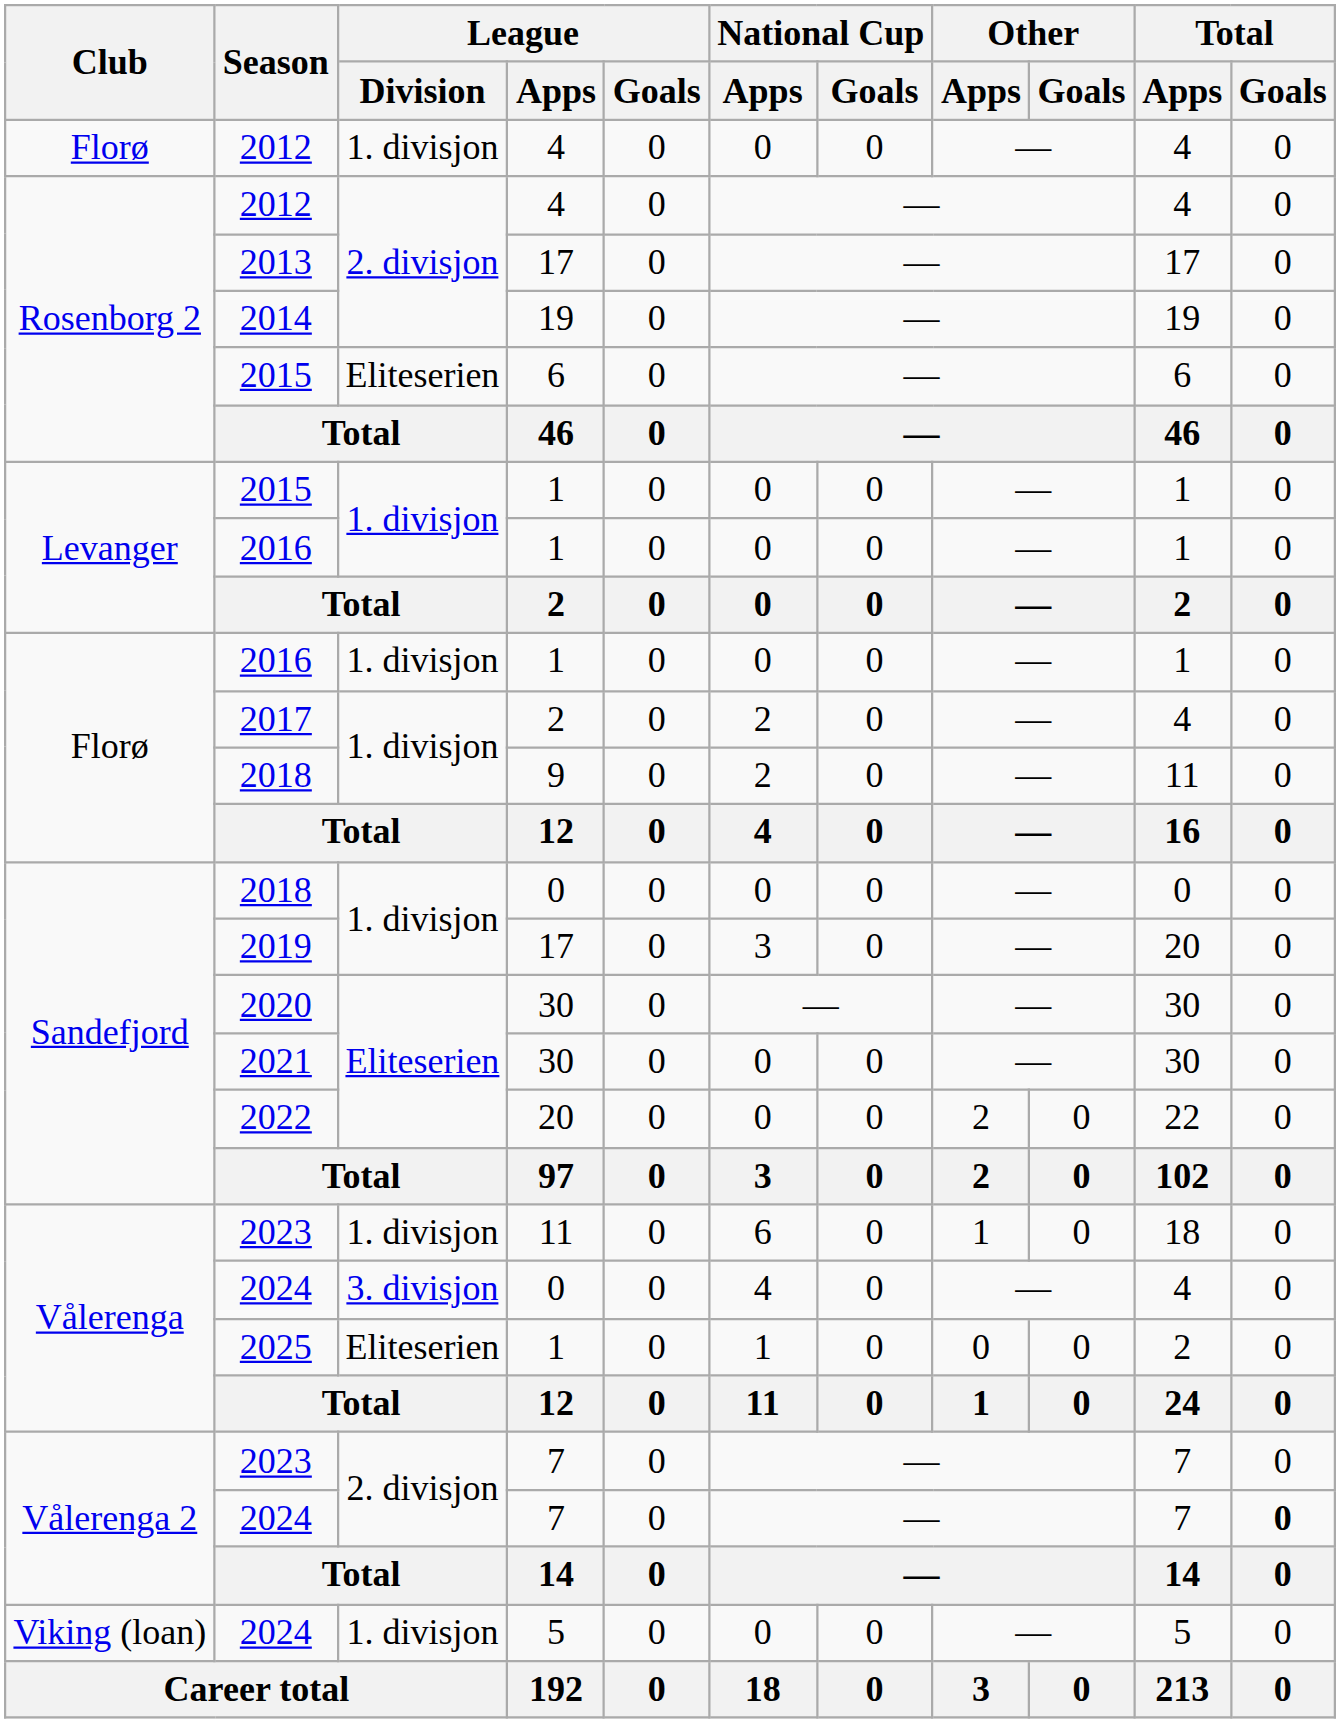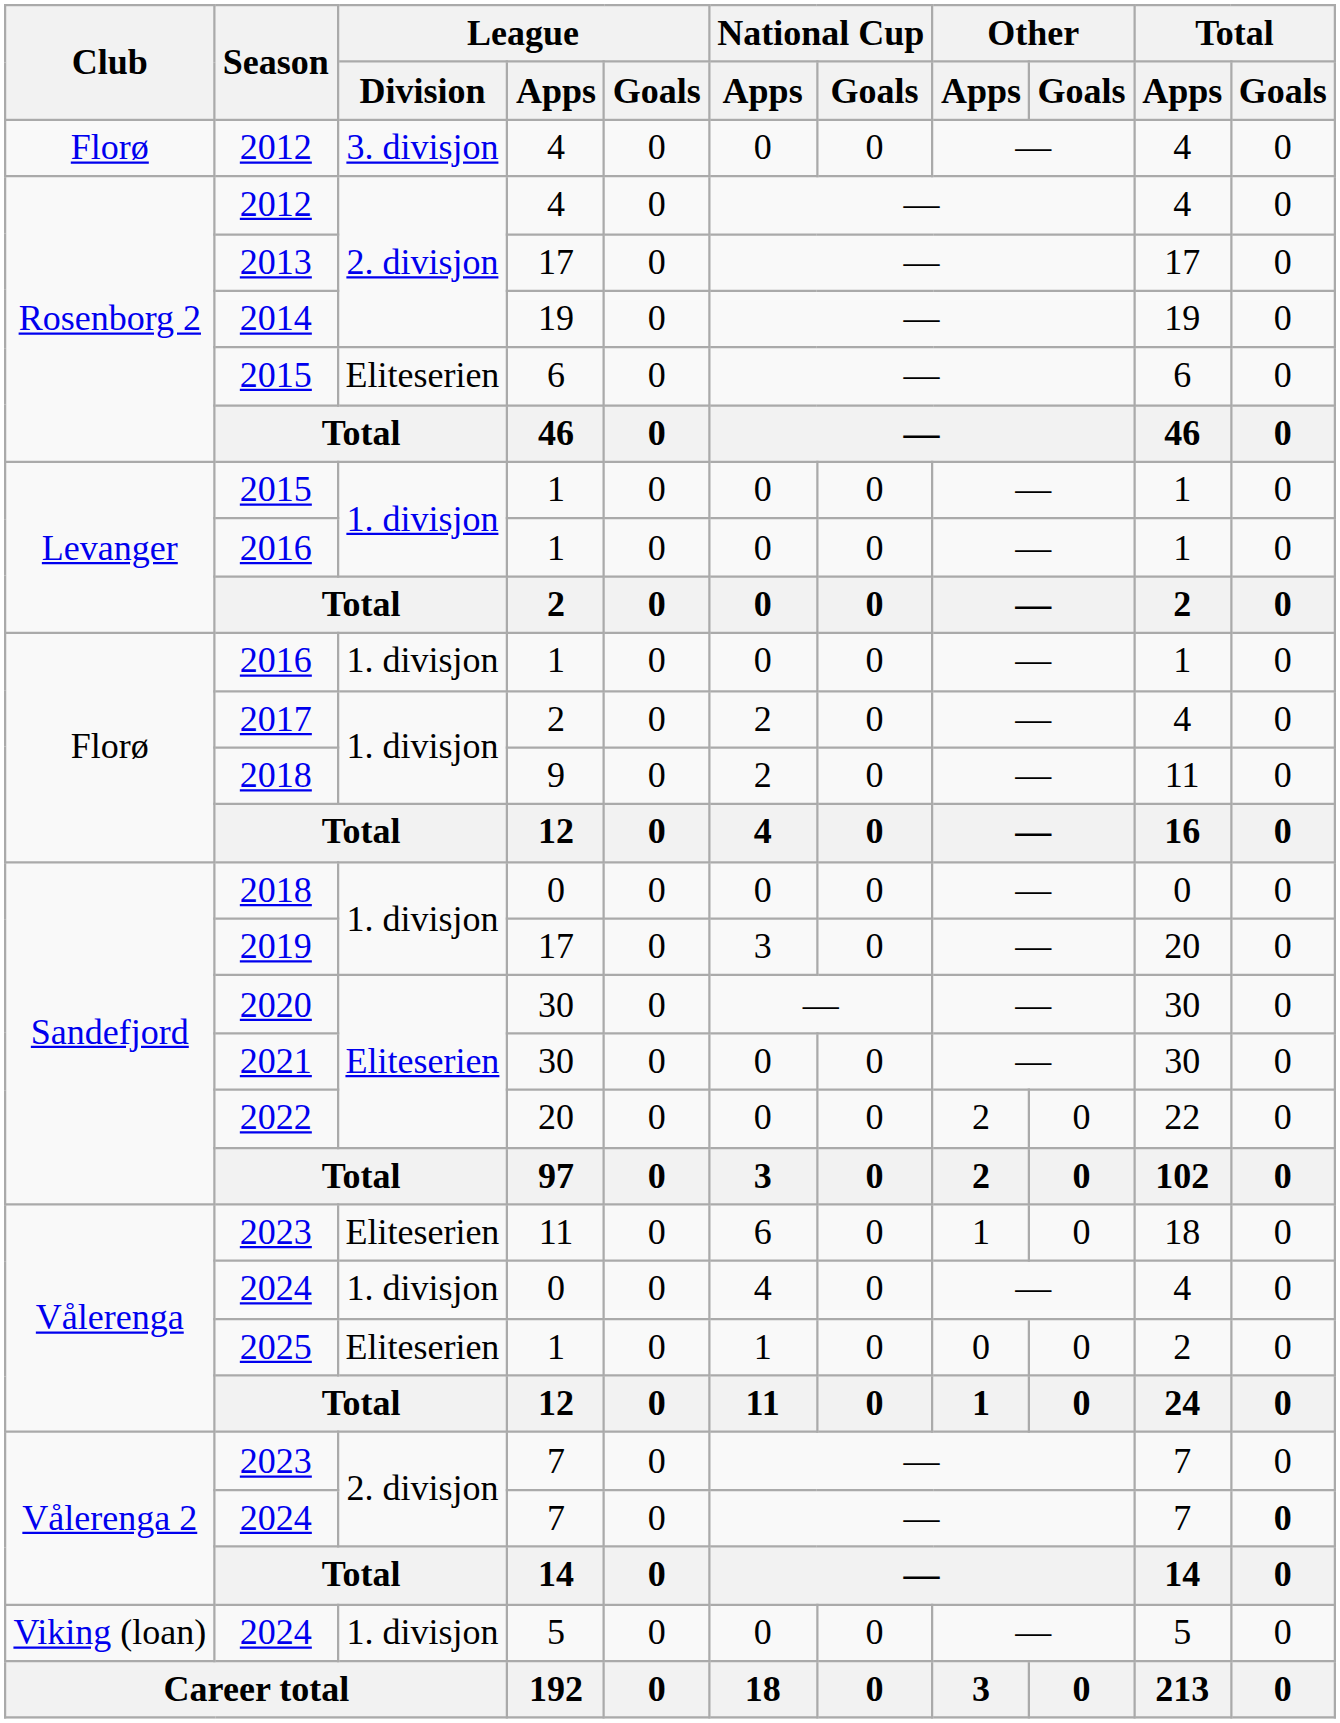(422, 147) 1. divisjon -> (422, 147) 3. divisjon
(422, 1232) 1. divisjon -> (422, 1232) Eliteserien
(422, 1289) 3. divisjon -> (422, 1289) 1. divisjon
